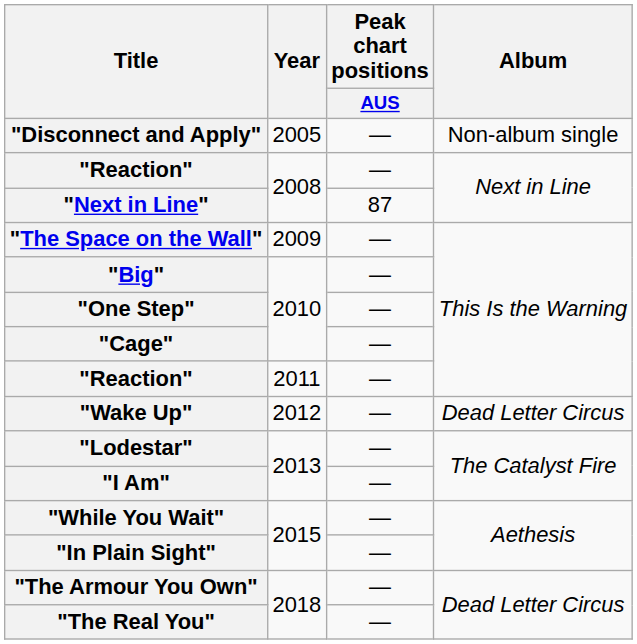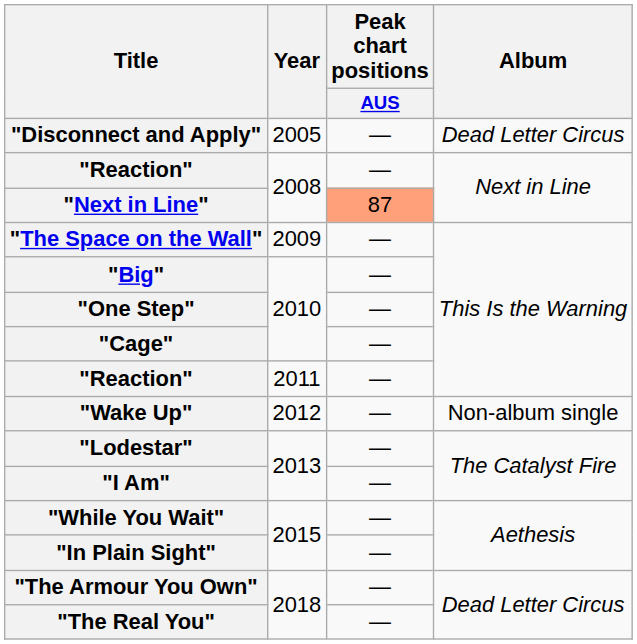(533, 135) Non-album single -> (533, 135) Dead Letter Circus
(380, 204) no background -> (380, 204) lightsalmon background
(533, 413) Dead Letter Circus -> (533, 413) Non-album single
